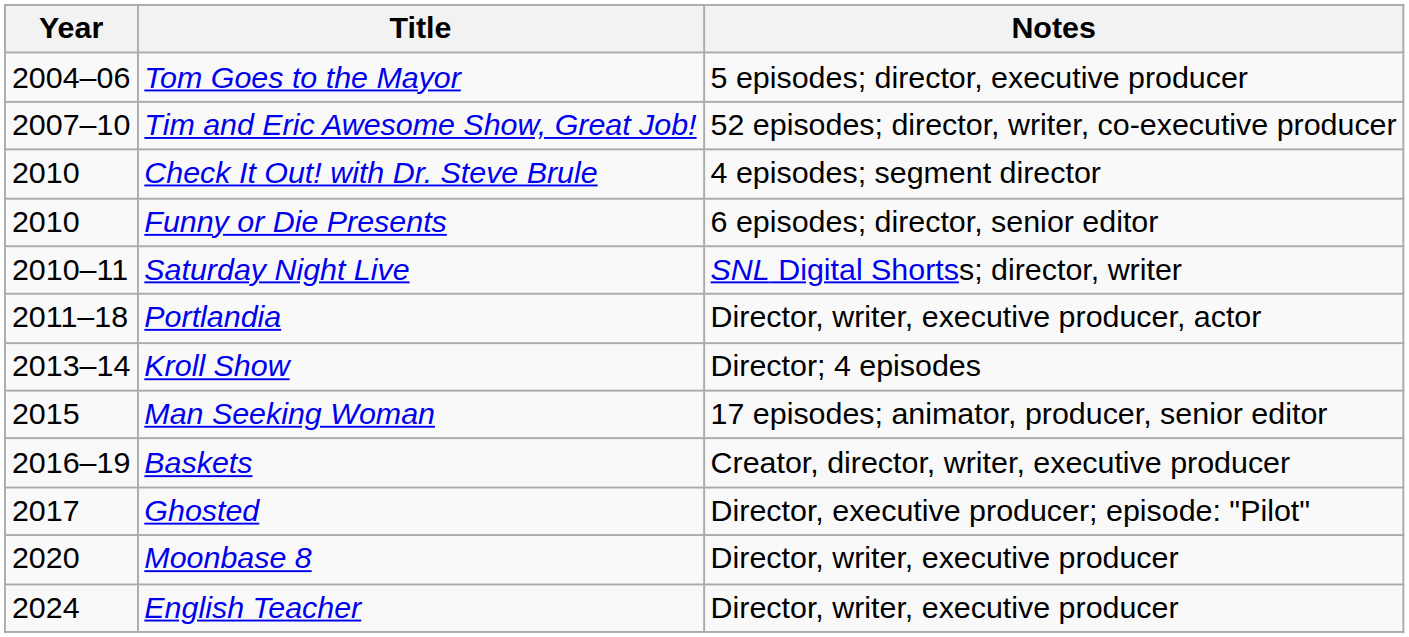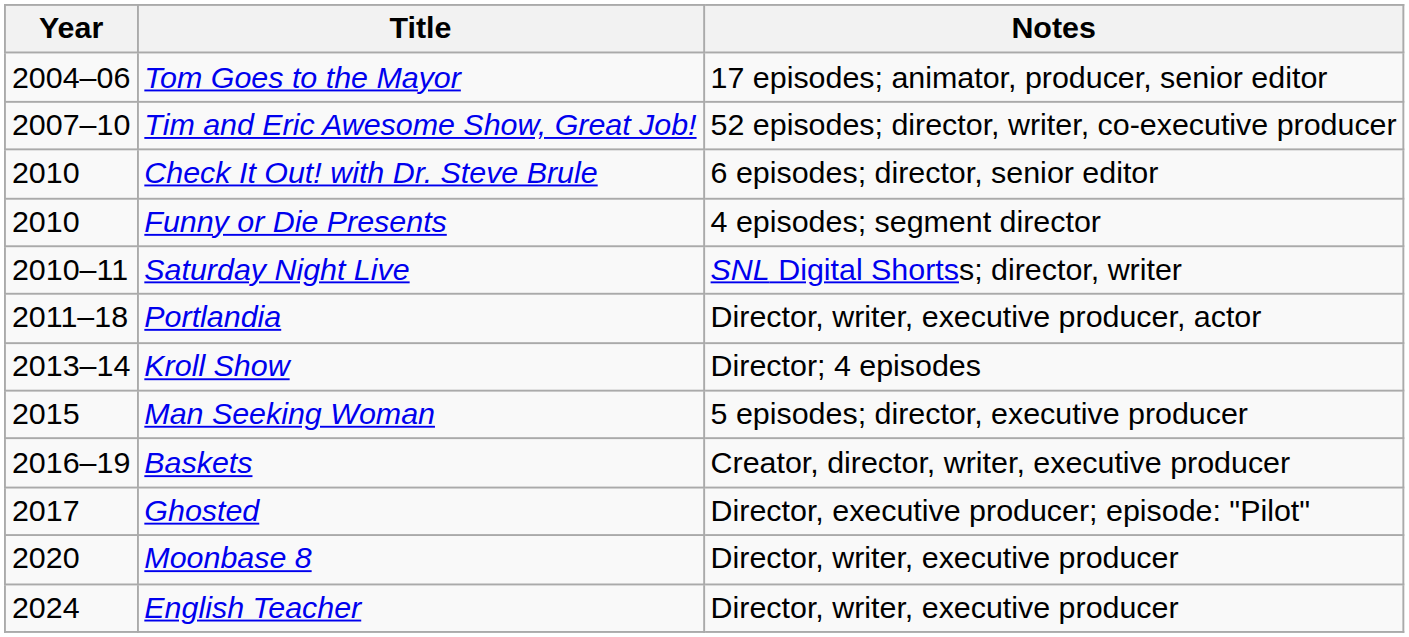(979, 76) 5 episodes; director, executive producer -> (1019, 76) 17 episodes; animator, producer, senior editor
(906, 173) 4 episodes; segment director -> (934, 173) 6 episodes; director, senior editor
(934, 221) 6 episodes; director, senior editor -> (906, 221) 4 episodes; segment director
(1019, 414) 17 episodes; animator, producer, senior editor -> (979, 414) 5 episodes; director, executive producer
